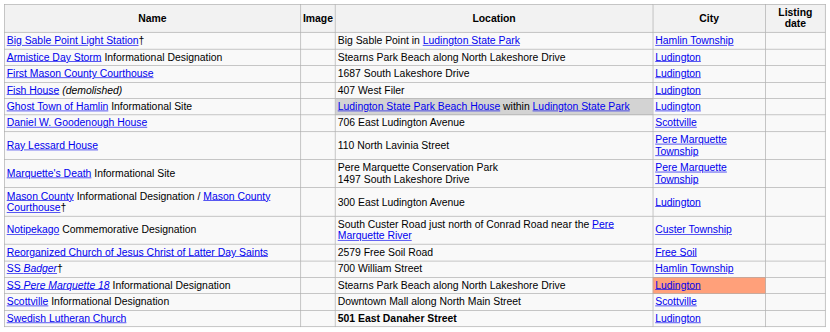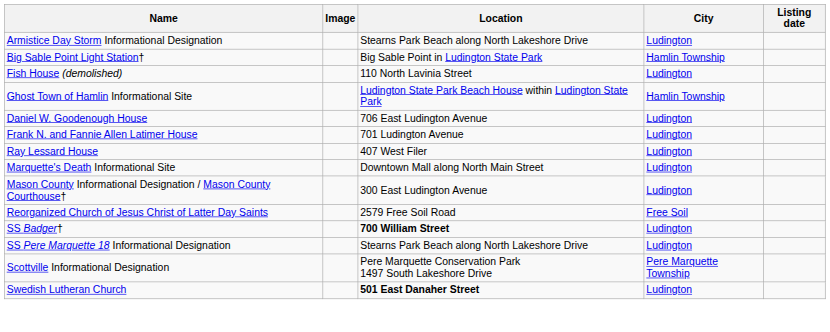rows swapped: (115, 57) <-> (76, 40)
- row: (80, 73)
(371, 90) 407 West Filer -> (416, 73) 110 North Lavinia Street
(484, 106) lightgrey background -> (494, 96) no background
(678, 106) Ludington -> (686, 96) Hamlin Township
(676, 123) Scottville -> (669, 118) Ludington
+ row: (102, 135)
(393, 145) 110 North Lavinia Street -> (394, 151) 407 West Filer
(691, 145) Pere Marquette Township -> (669, 151) Ludington
(418, 173) Pere Marquette Conservation Park 1497 South Lakeshore Drive -> (452, 168) Downtown Mall along North Main Street
(691, 173) Pere Marquette Township -> (669, 168) Ludington
- row: (102, 230)
(380, 269) normal -> (405, 229) bold
(694, 269) Hamlin Township -> (669, 229) Ludington
(678, 285) lightsalmon background -> (669, 245) no background
(429, 302) Downtown Mall along North Main Street -> (440, 268) Pere Marquette Conservation Park 1497 South Lakeshore Drive
(676, 302) Scottville -> (682, 268) Pere Marquette Township
